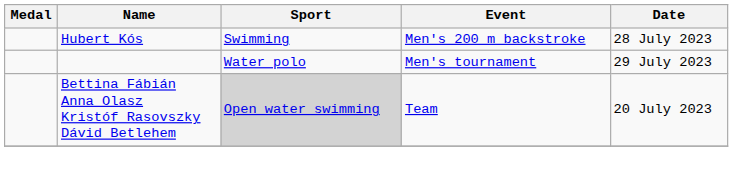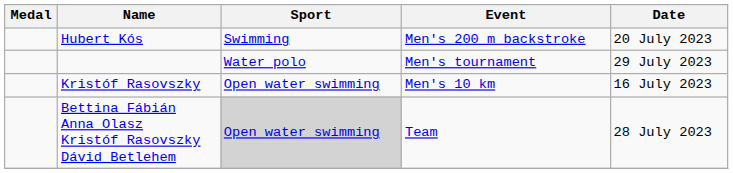(663, 39) 28 July 2023 -> (663, 39) 20 July 2023
+ row: (131, 85)
(663, 109) 20 July 2023 -> (663, 132) 28 July 2023
